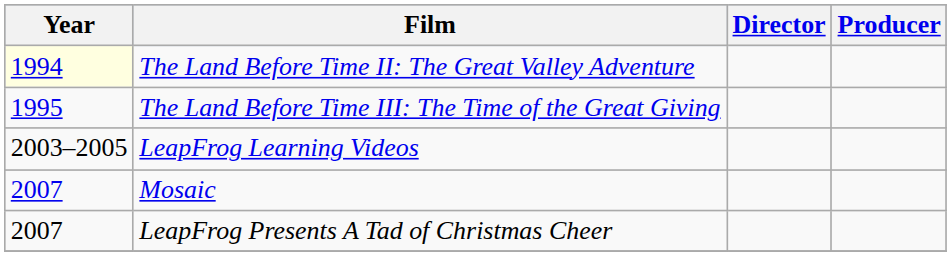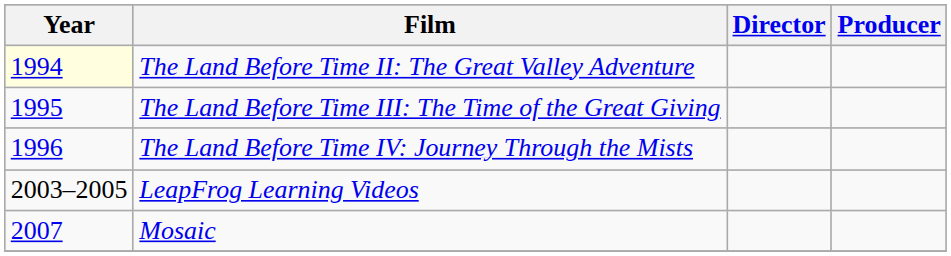+ row: (416, 148)
- row: (376, 230)
